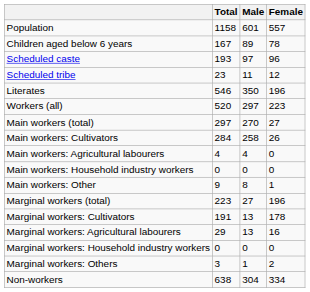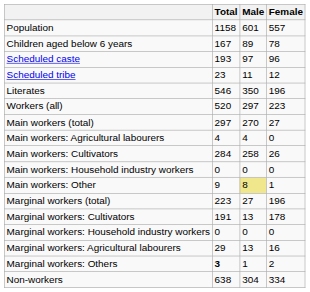rows swapped: (62, 138) <-> (85, 153)
(245, 185) no background -> (245, 185) khaki background
rows swapped: (94, 232) <-> (108, 248)
(217, 264) normal -> (217, 264) bold
